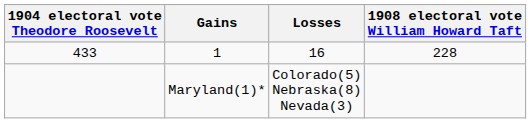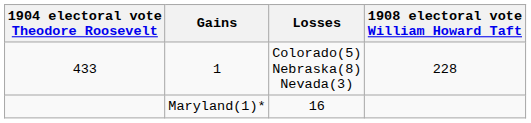(317, 53) 16 -> (317, 69) Colorado(5) Nebraska(8) Nevada(3)
(317, 91) Colorado(5) Nebraska(8) Nevada(3) -> (317, 106) 16
